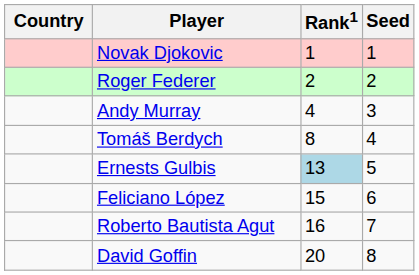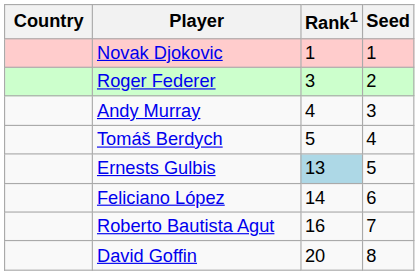(310, 81) 2 -> (310, 81) 3
(310, 139) 8 -> (310, 139) 5
(315, 197) 15 -> (315, 197) 14
